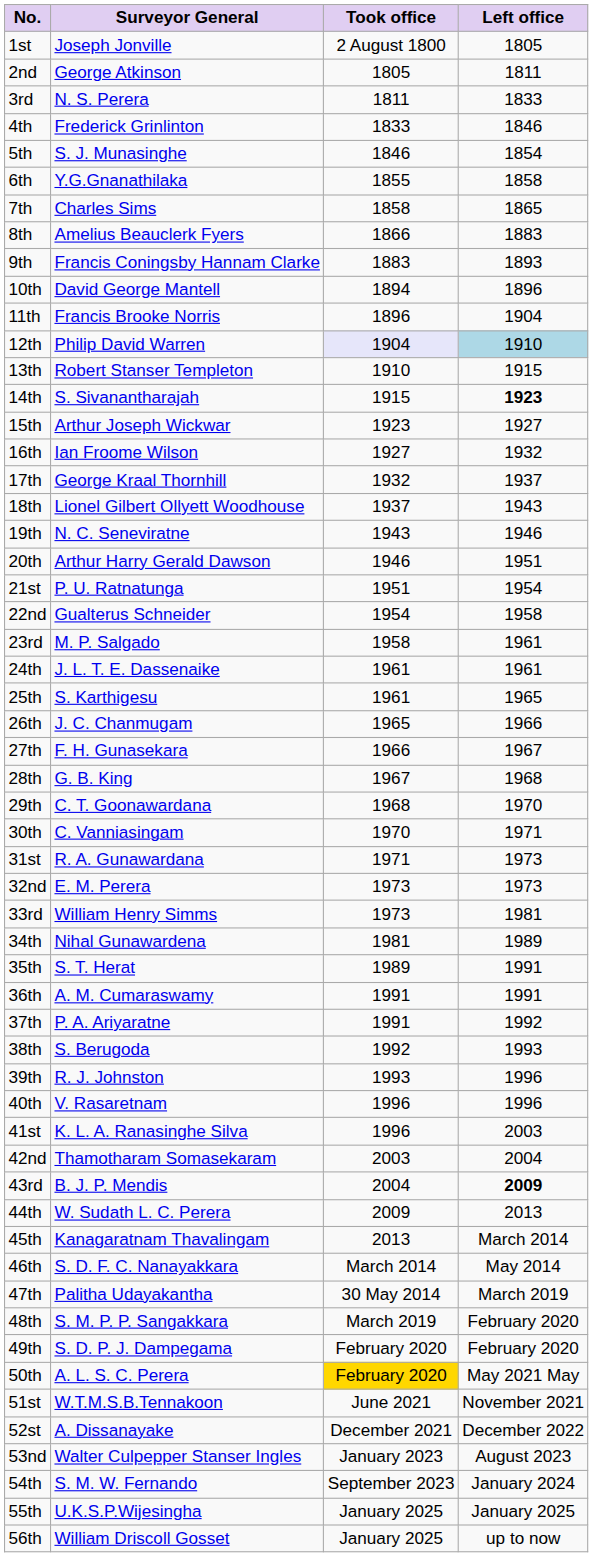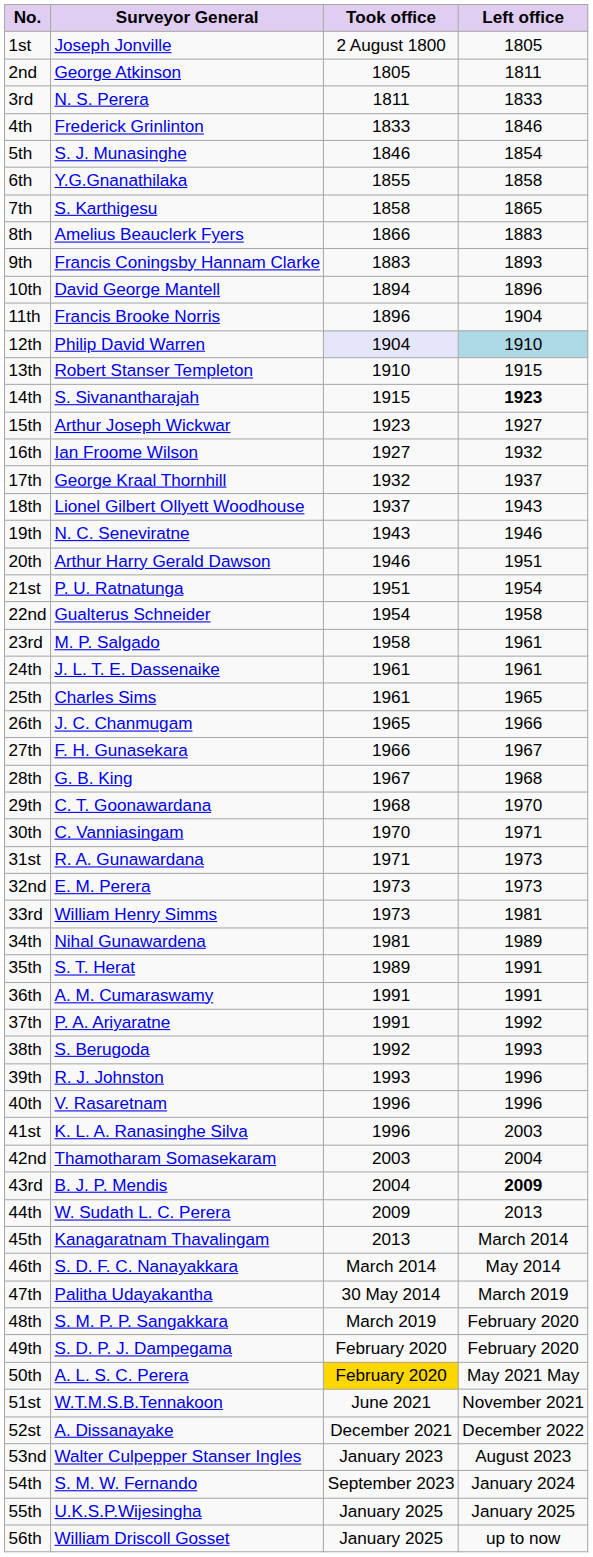(105, 208) Charles Sims -> (106, 208) S. Karthigesu
(106, 696) S. Karthigesu -> (105, 696) Charles Sims
